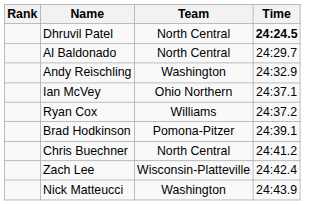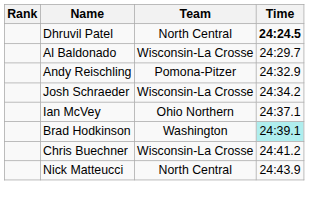(194, 53) North Central -> (195, 53) Wisconsin-La Crosse
(194, 72) Washington -> (195, 72) Pomona-Pitzer
+ row: (86, 92)
- row: (70, 111)
(194, 131) Pomona-Pitzer -> (195, 131) Washington
(277, 131) no background -> (280, 131) paleturquoise background
(194, 151) North Central -> (195, 151) Wisconsin-La Crosse
- row: (69, 170)
(194, 190) Washington -> (195, 170) North Central
